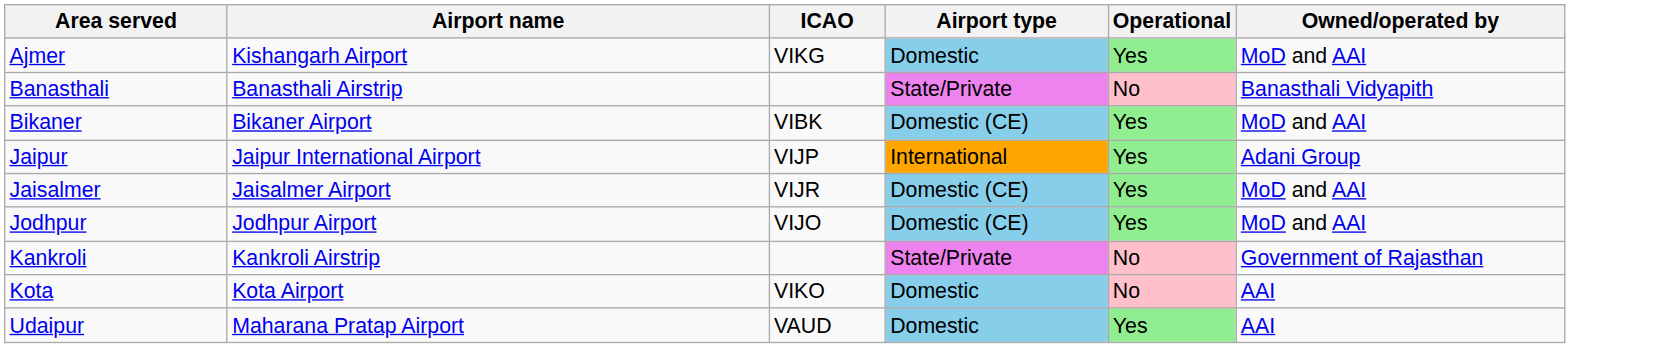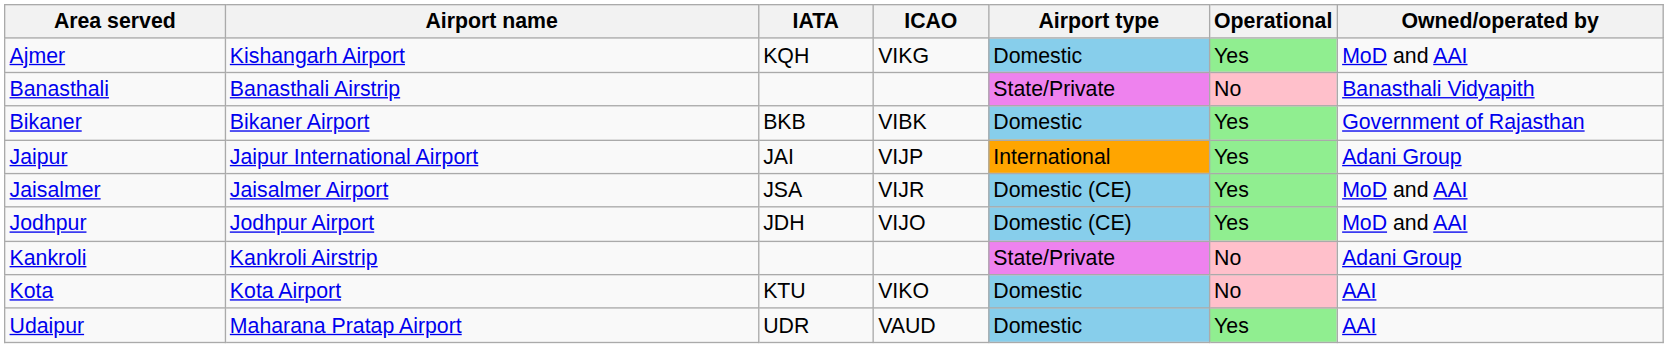+ column: (816, 21)
(959, 122) Domestic (CE) -> (1038, 122) Domestic
(1304, 122) MoD and AAI -> (1463, 122) Government of Rajasthan
(1362, 257) Government of Rajasthan -> (1402, 257) Adani Group
